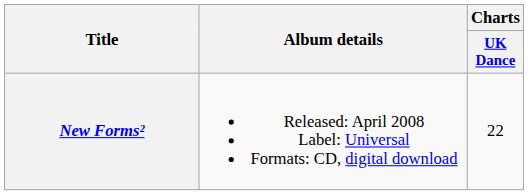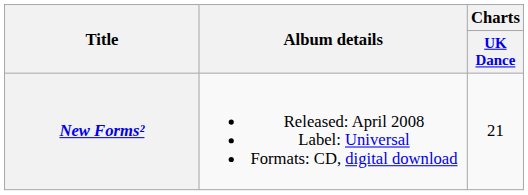(495, 131) 22 -> (495, 131) 21
